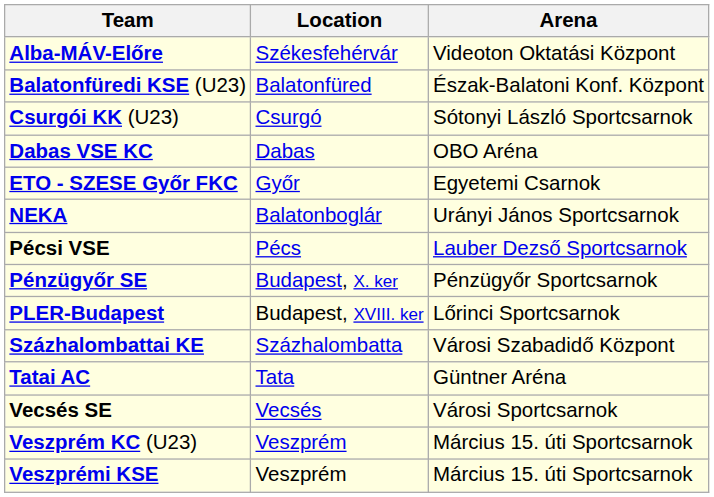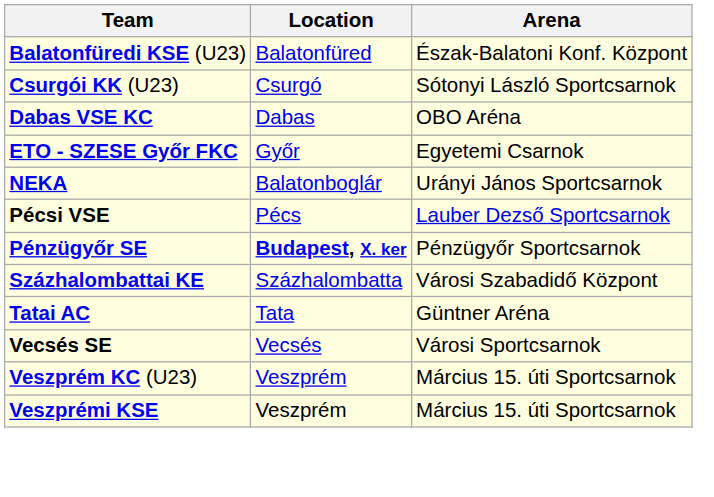- row: (86, 53)
(327, 280) normal -> (331, 248) bold
- row: (87, 313)
